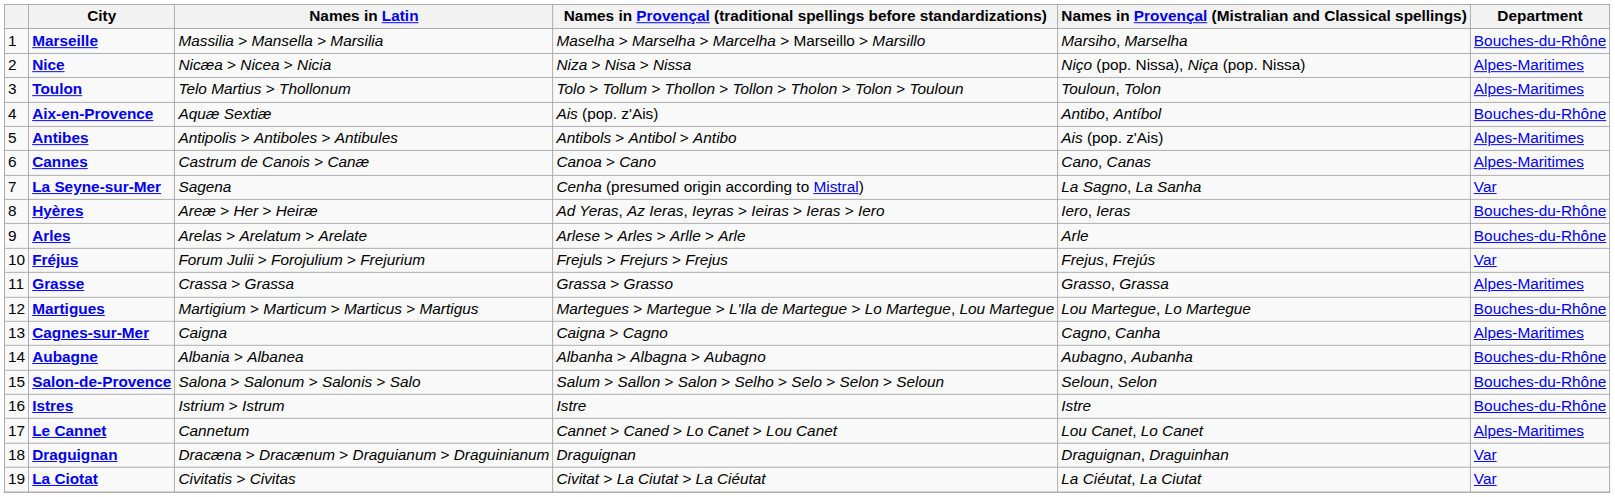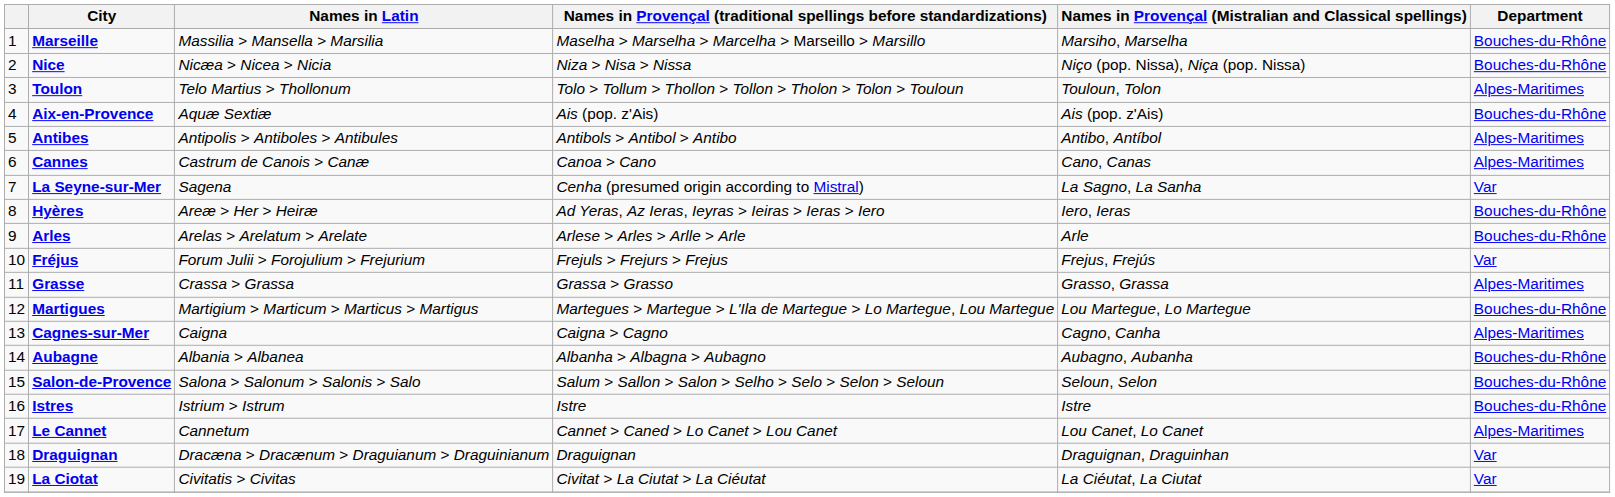(1529, 65) Alpes-Maritimes -> (1540, 65) Bouches-du-Rhône
(1111, 114) Antibo, Antíbol -> (1112, 114) Ais (pop. z'Ais)
(1112, 138) Ais (pop. z'Ais) -> (1111, 138) Antibo, Antíbol
